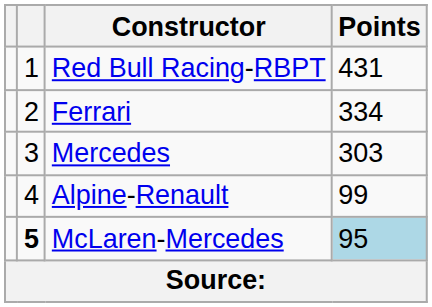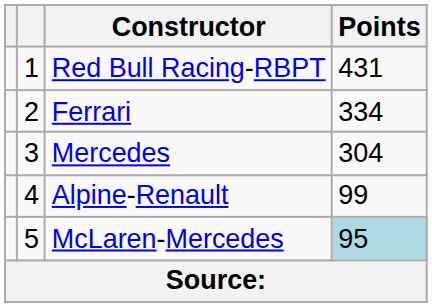(361, 153) 303 -> (361, 153) 304
(32, 238) bold -> (32, 238) normal
